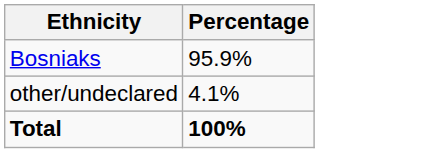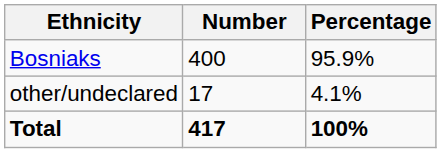+ column: (244, 22)
